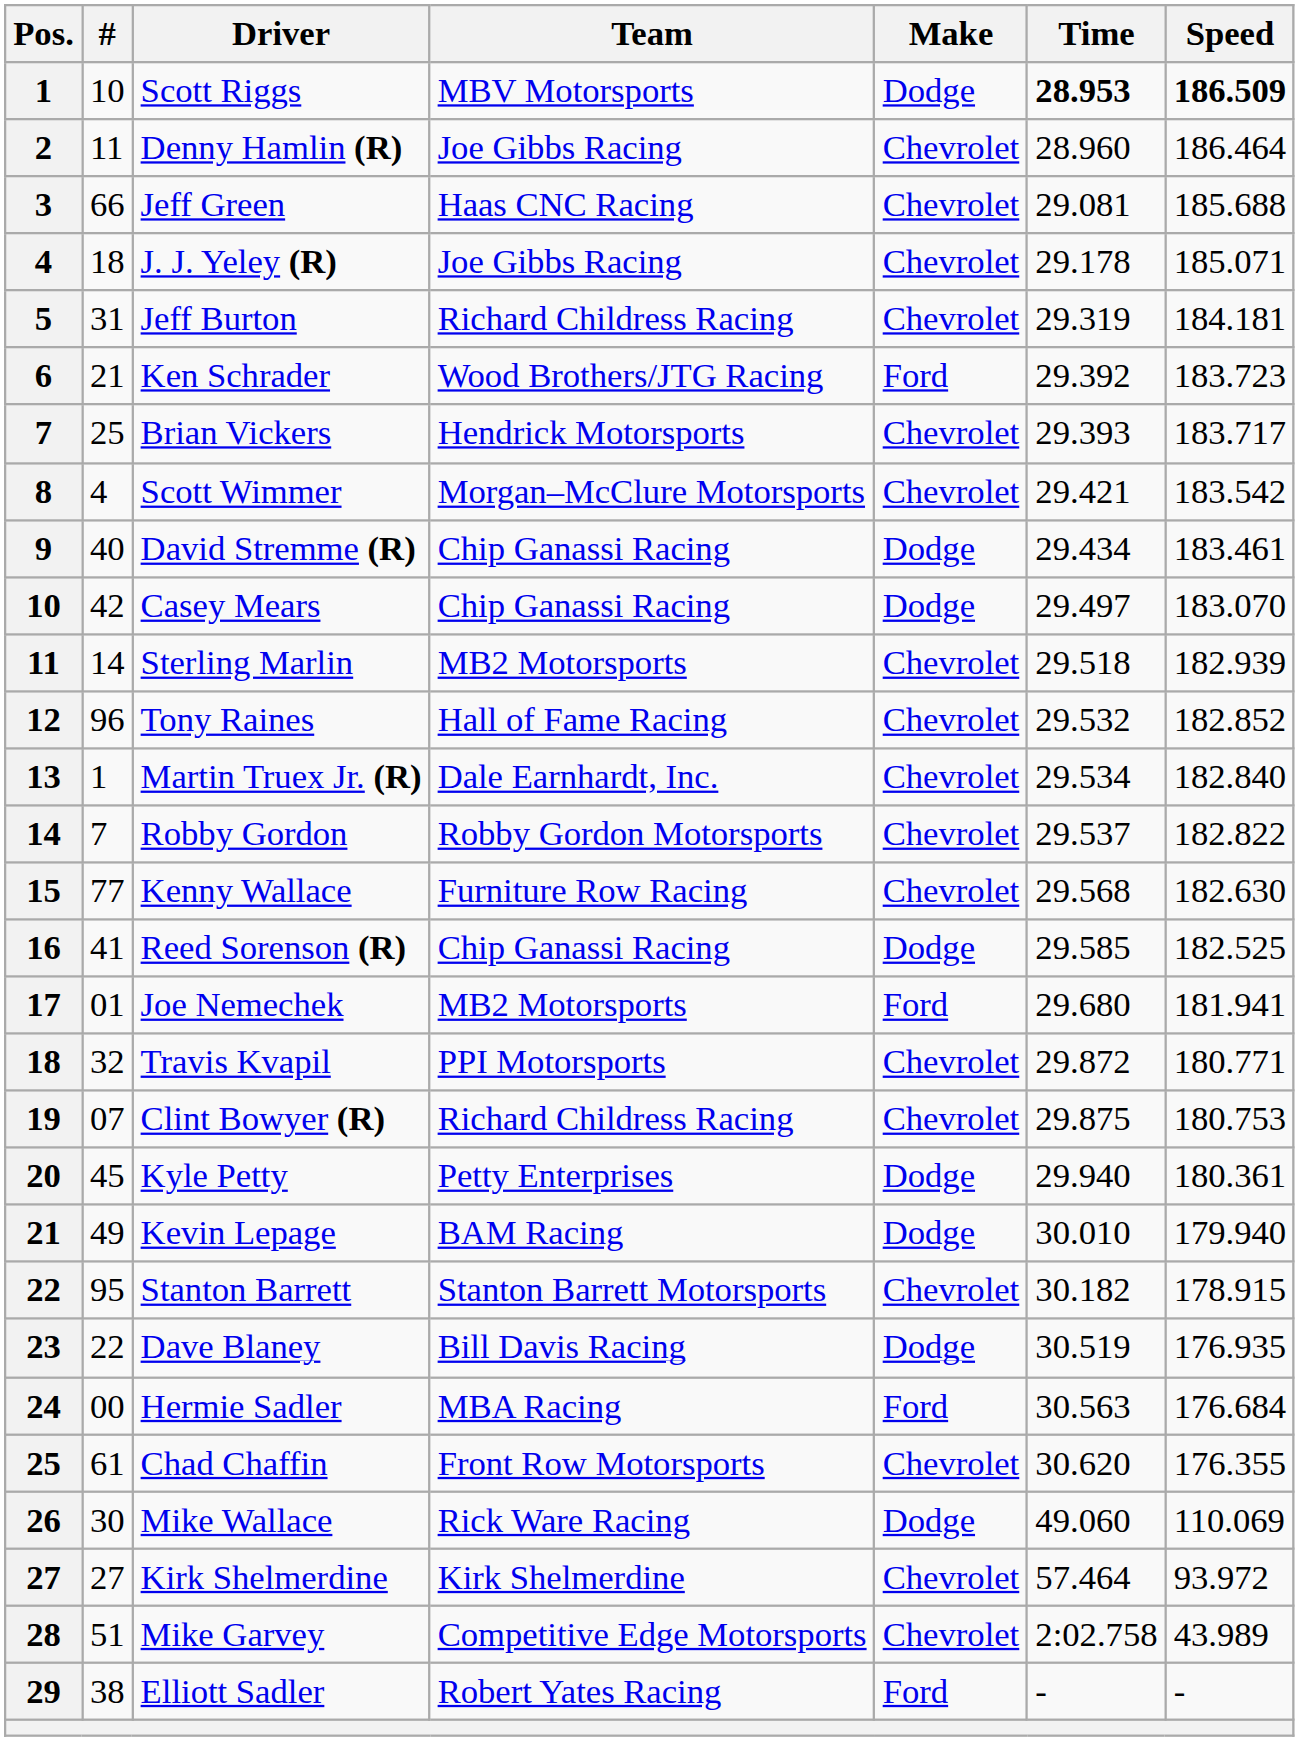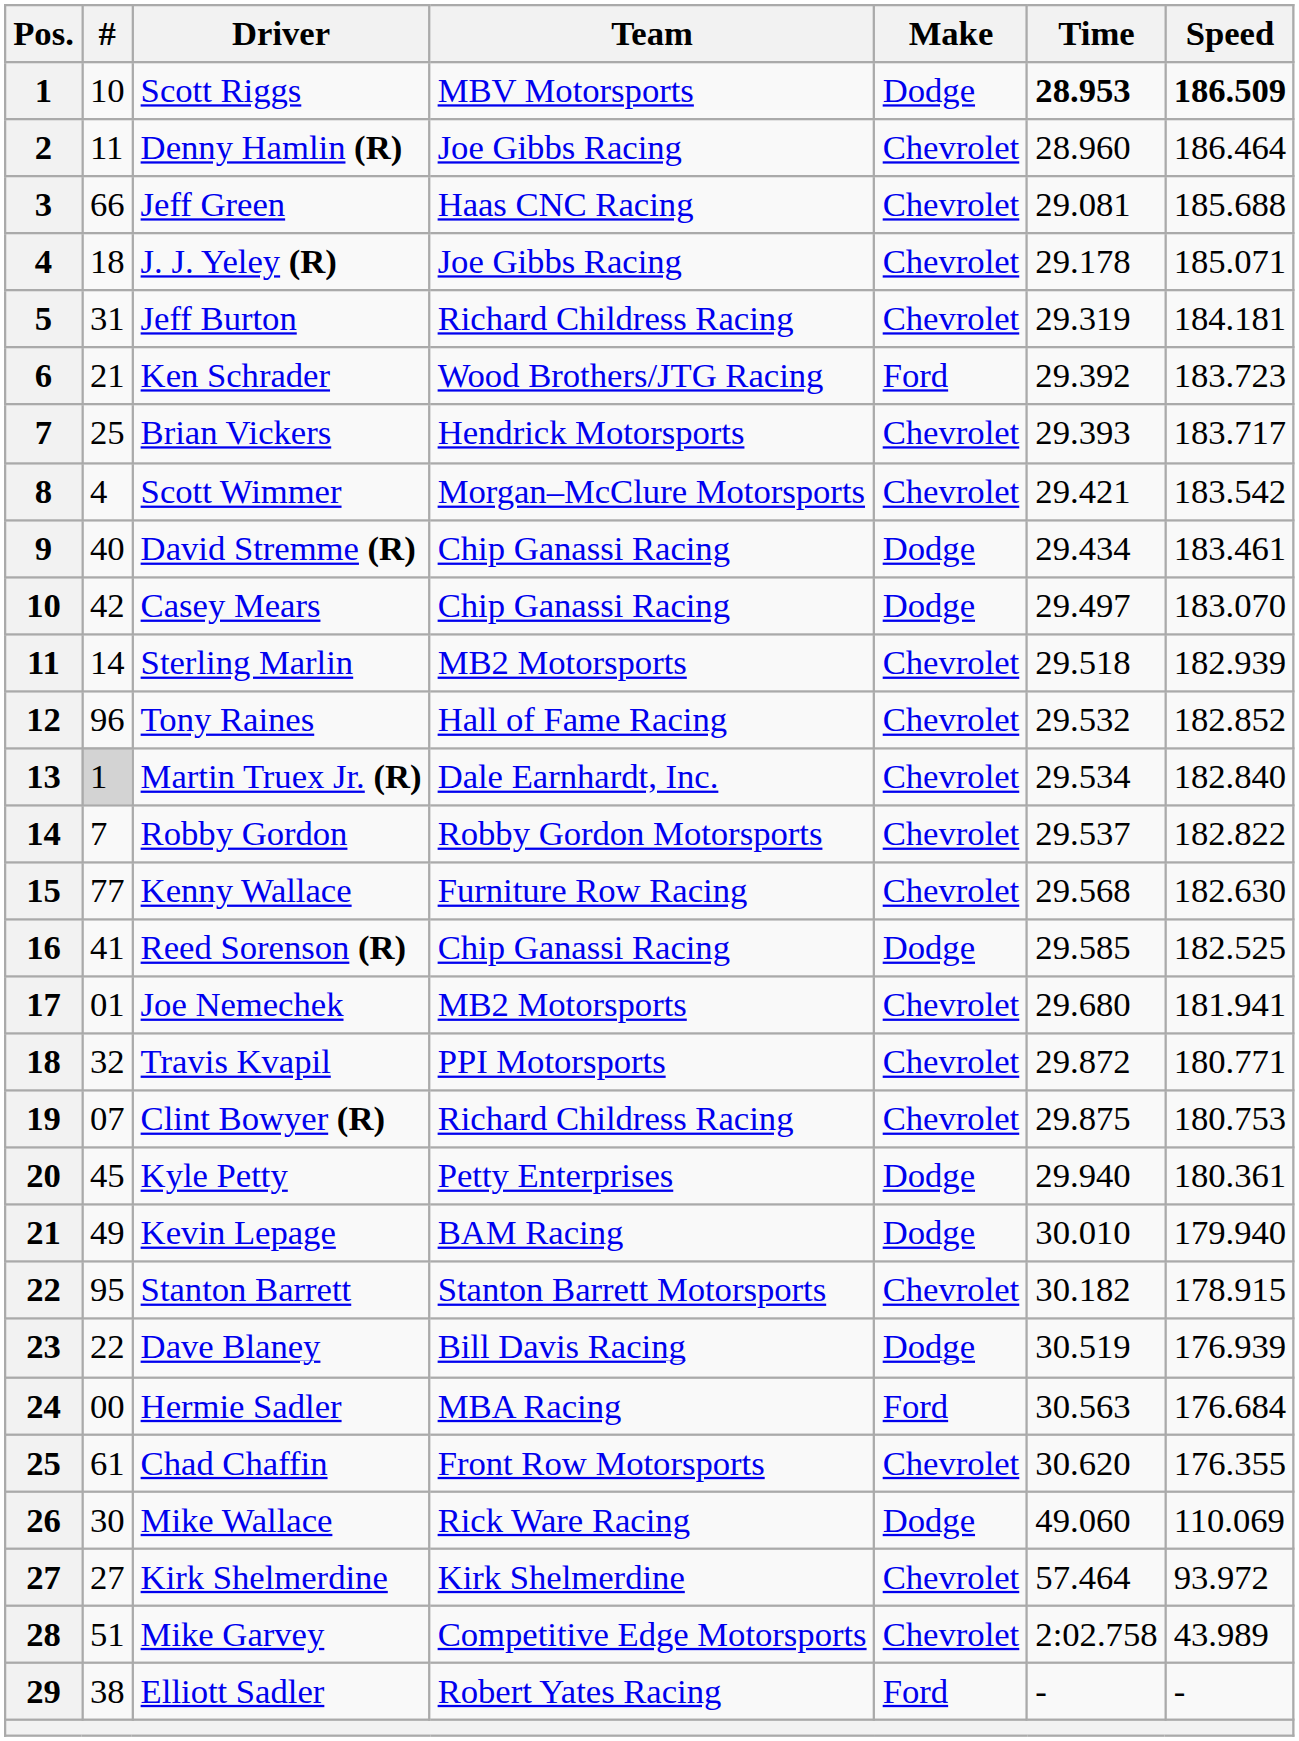(99, 776) no background -> (99, 776) lightgrey background
(915, 1004) Ford -> (951, 1004) Chevrolet
(1230, 1347) 176.935 -> (1230, 1347) 176.939
